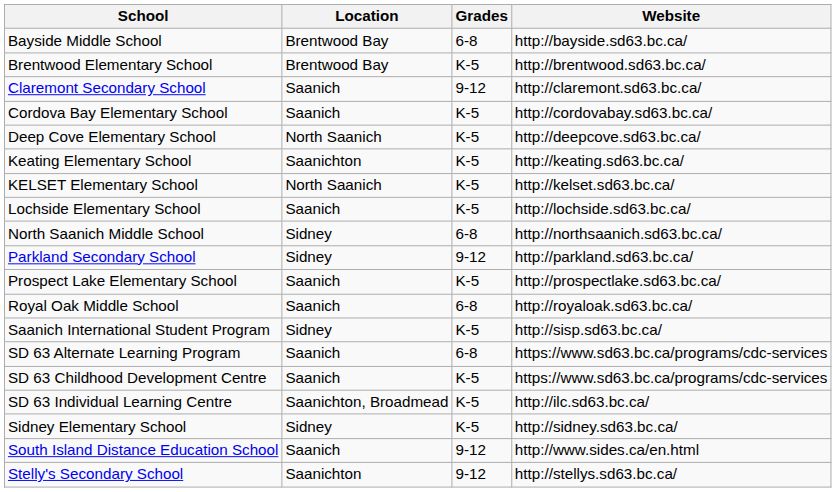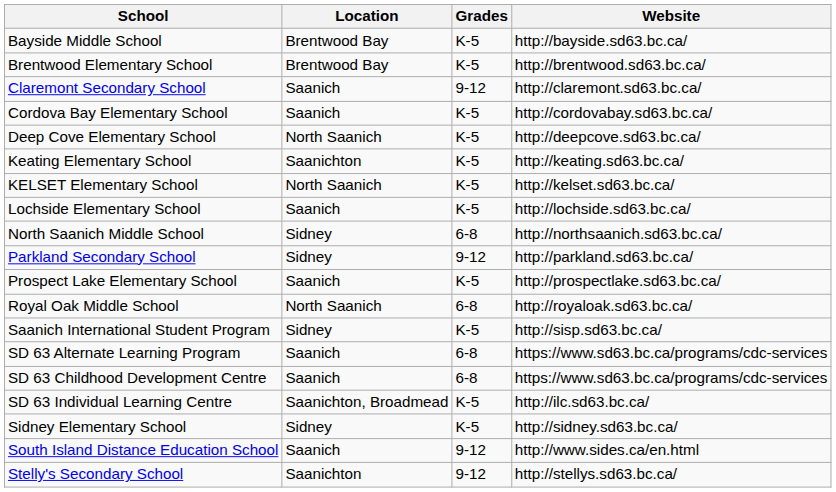(466, 40) 6-8 -> (467, 40) K-5
(313, 305) Saanich -> (334, 305) North Saanich
(467, 378) K-5 -> (466, 378) 6-8
